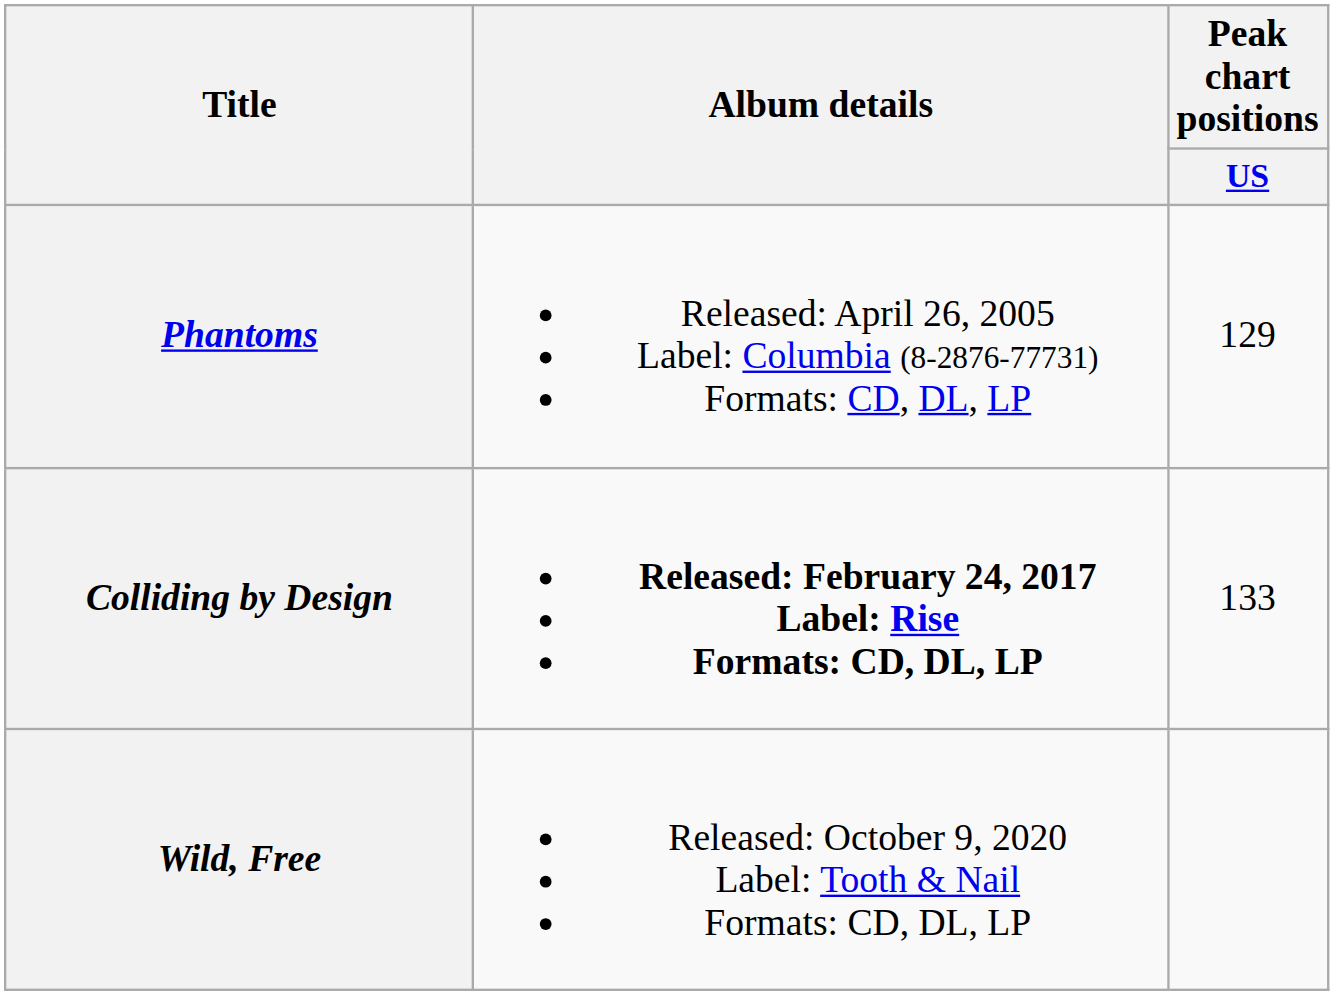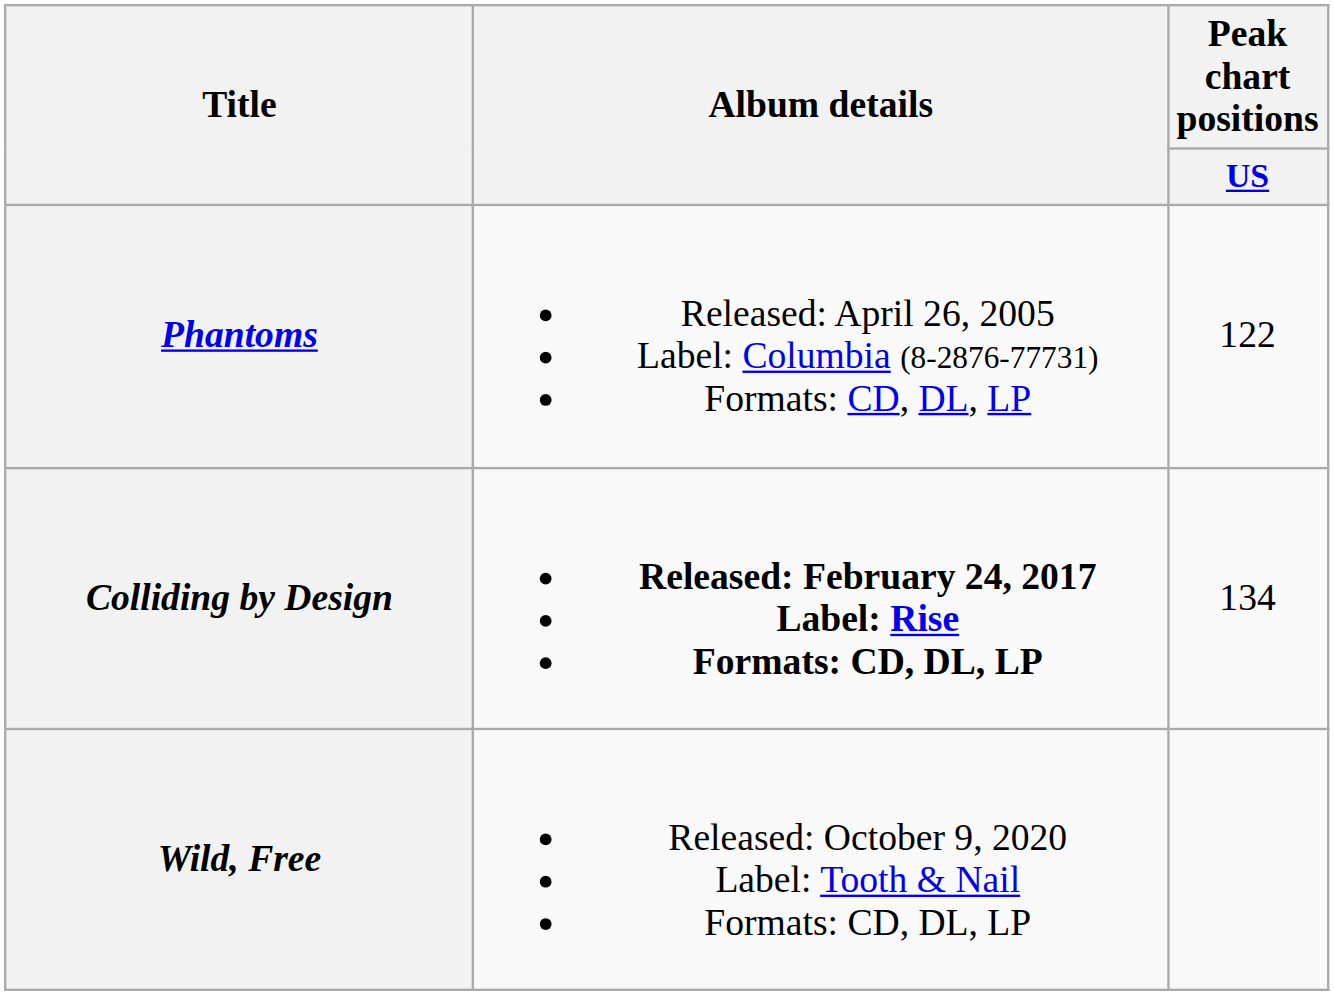(1248, 335) 129 -> (1248, 335) 122
(1248, 597) 133 -> (1248, 597) 134
